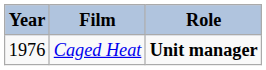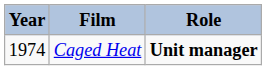(27, 49) 1976 -> (27, 49) 1974
